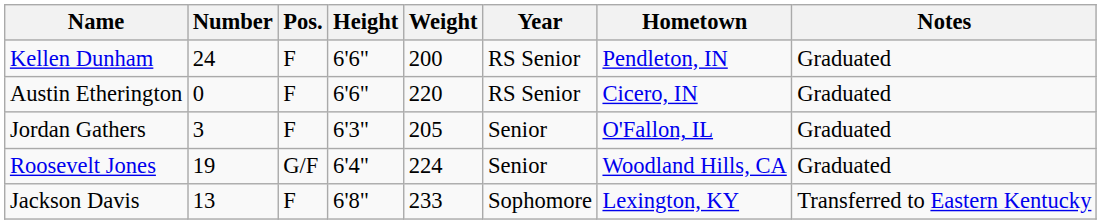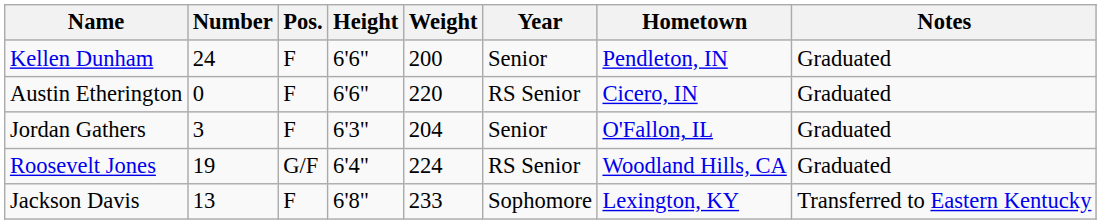(534, 58) RS Senior -> (517, 58) Senior
(426, 129) 205 -> (426, 129) 204
(517, 165) Senior -> (534, 165) RS Senior
